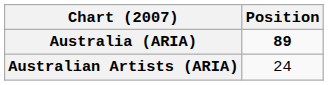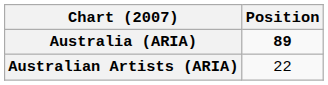(283, 67) 24 -> (283, 67) 22
